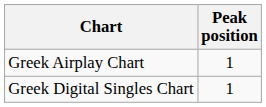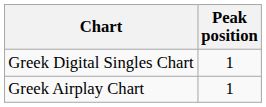rows swapped: (101, 89) <-> (76, 62)
